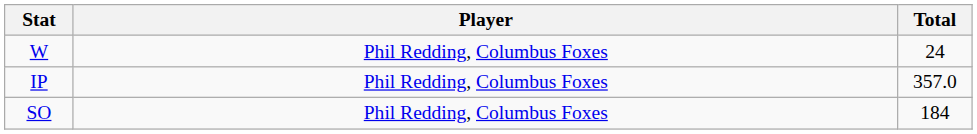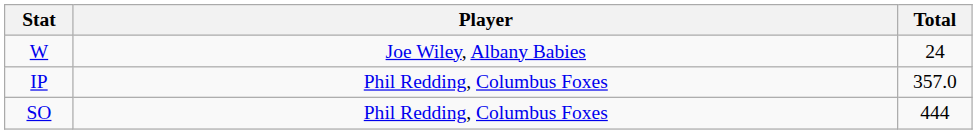(486, 50) Phil Redding, Columbus Foxes -> (486, 50) Joe Wiley, Albany Babies
(935, 112) 184 -> (935, 112) 444
